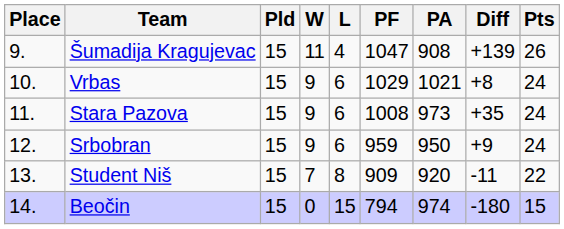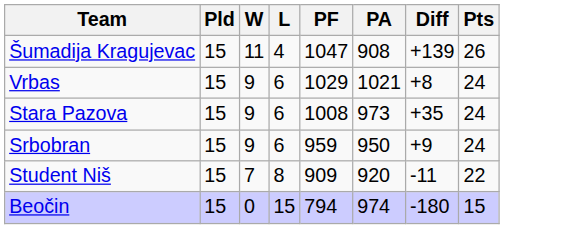- column: (35, 20)
